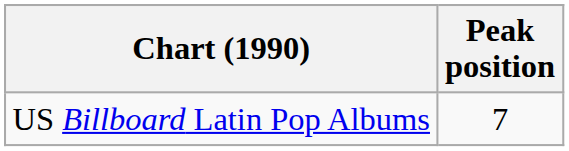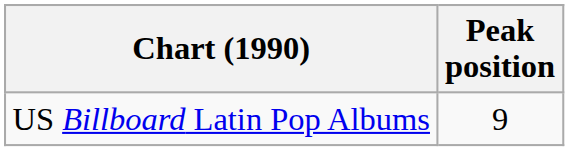(500, 118) 7 -> (500, 118) 9
